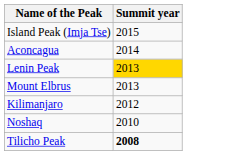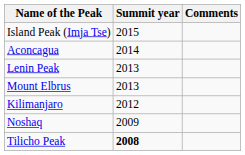+ column: (211, 13)
(127, 68) gold background -> (127, 68) no background
(127, 123) 2010 -> (127, 123) 2009
